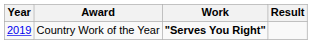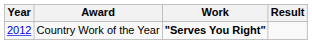(19, 30) 2019 -> (19, 30) 2012
